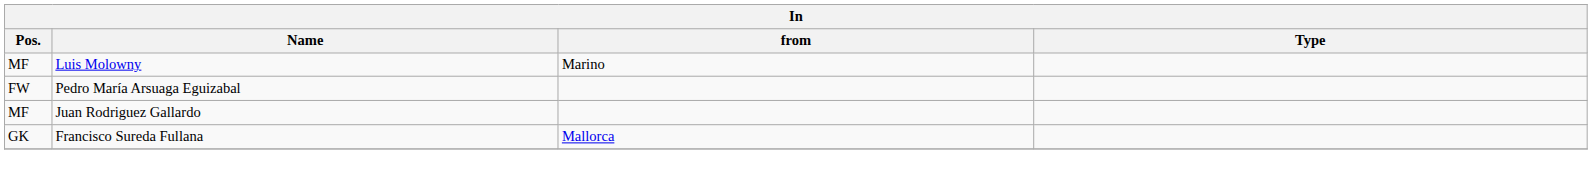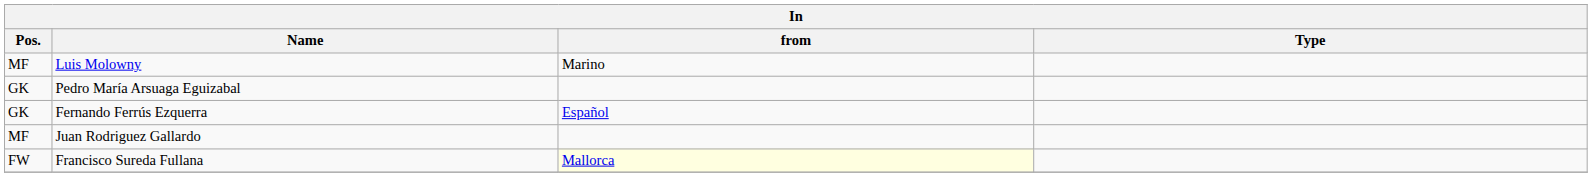(19, 88) FW -> (18, 88) GK
+ row: (131, 112)
(18, 136) GK -> (19, 160) FW
(588, 136) no background -> (588, 160) lightyellow background
